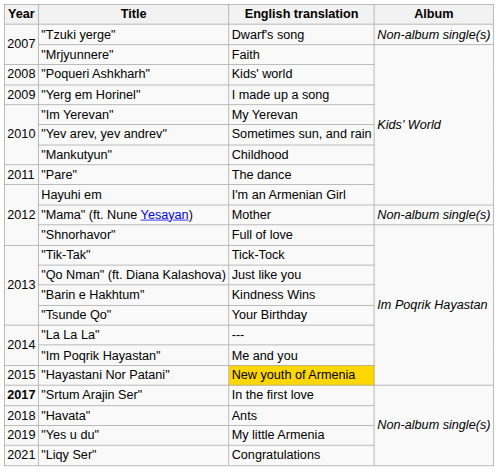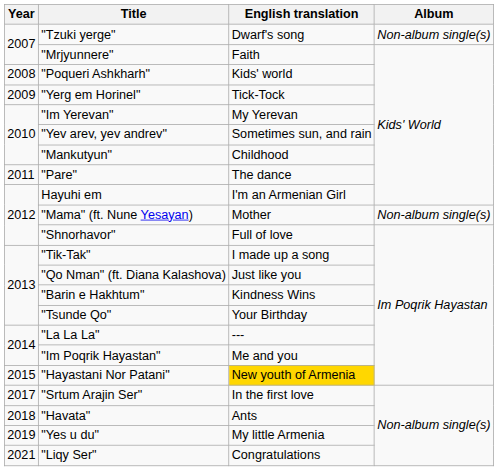(281, 94) I made up a song -> (258, 94) Tick-Tock
(258, 255) Tick-Tock -> (281, 255) I made up a song
(21, 395) bold -> (21, 395) normal
